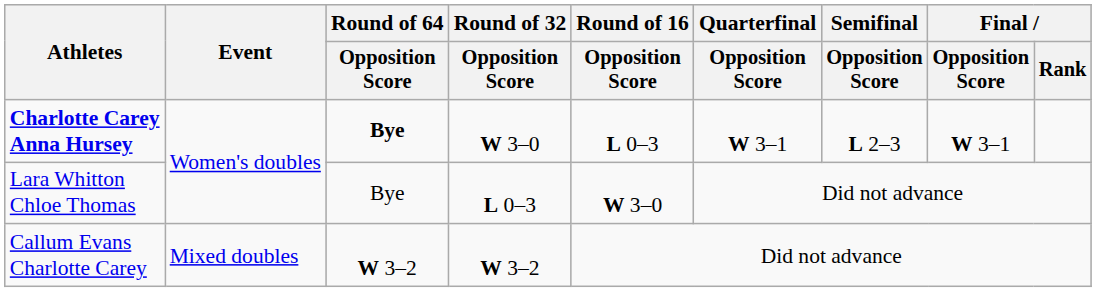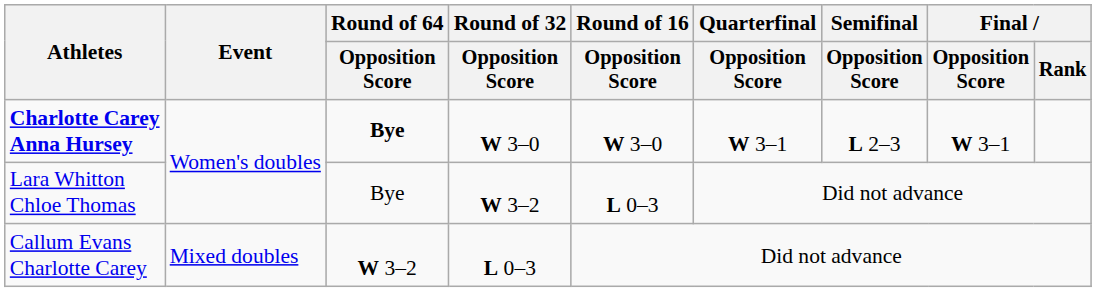(633, 143) L 0–3 -> (633, 143) W 3–0
(510, 205) L 0–3 -> (510, 205) W 3–2
(633, 205) W 3–0 -> (633, 205) L 0–3
(510, 267) W 3–2 -> (510, 267) L 0–3
